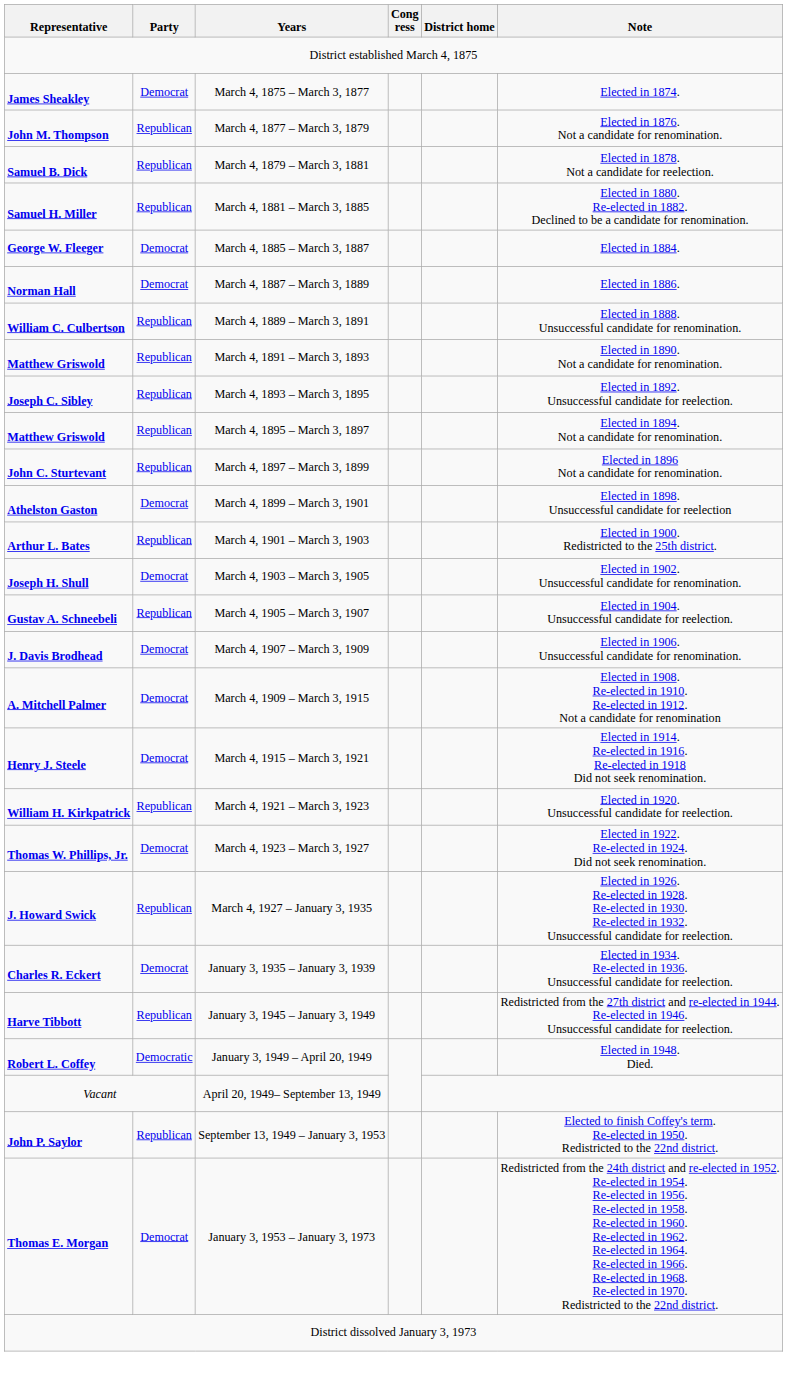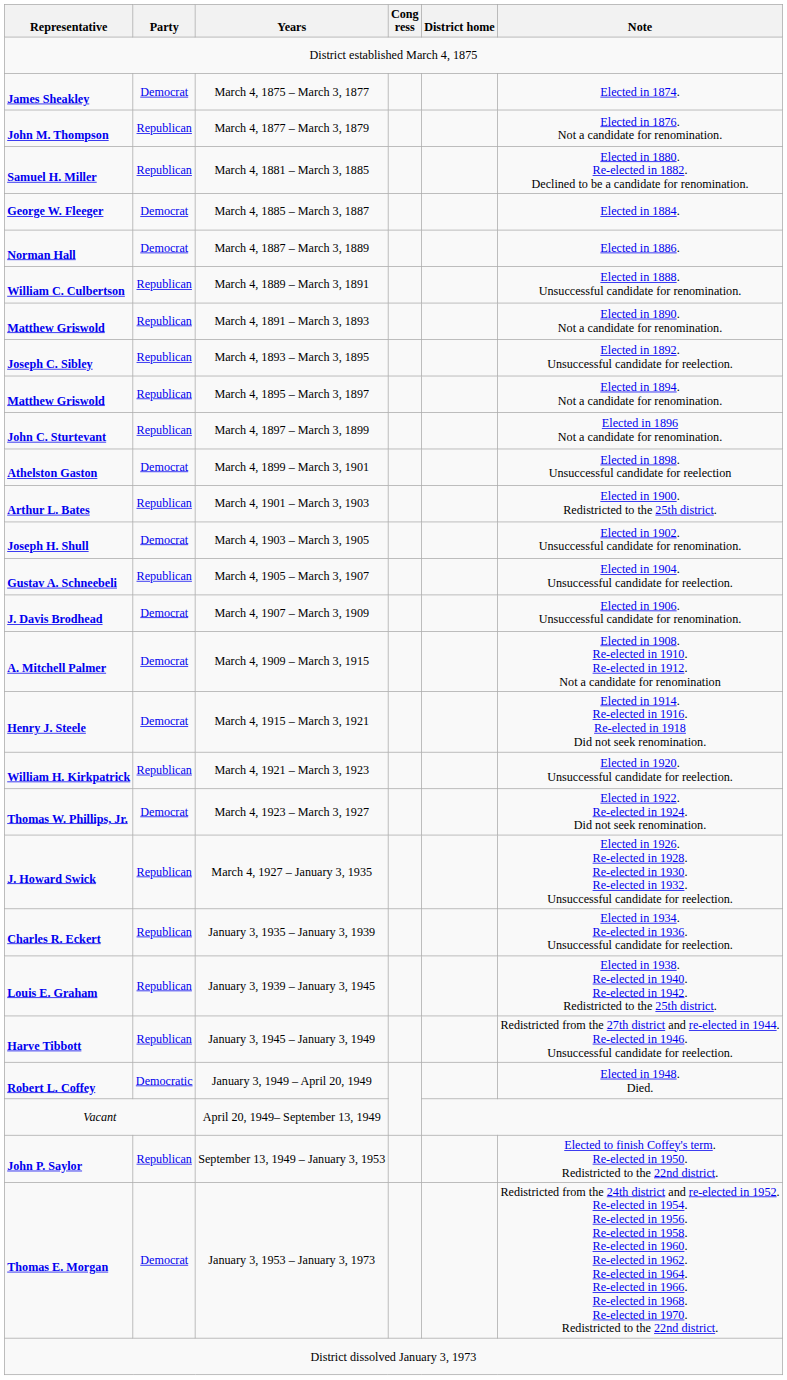- row: (292, 165)
(164, 968) Democrat -> (164, 932) Republican
+ row: (292, 985)
